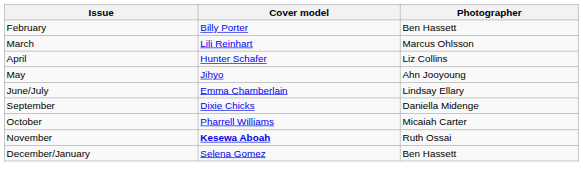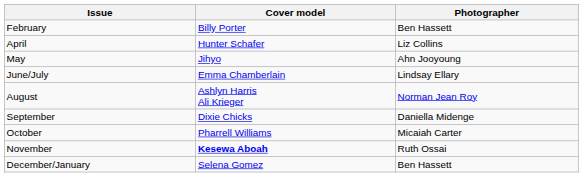- row: (20, 44)
+ row: (22, 96)
